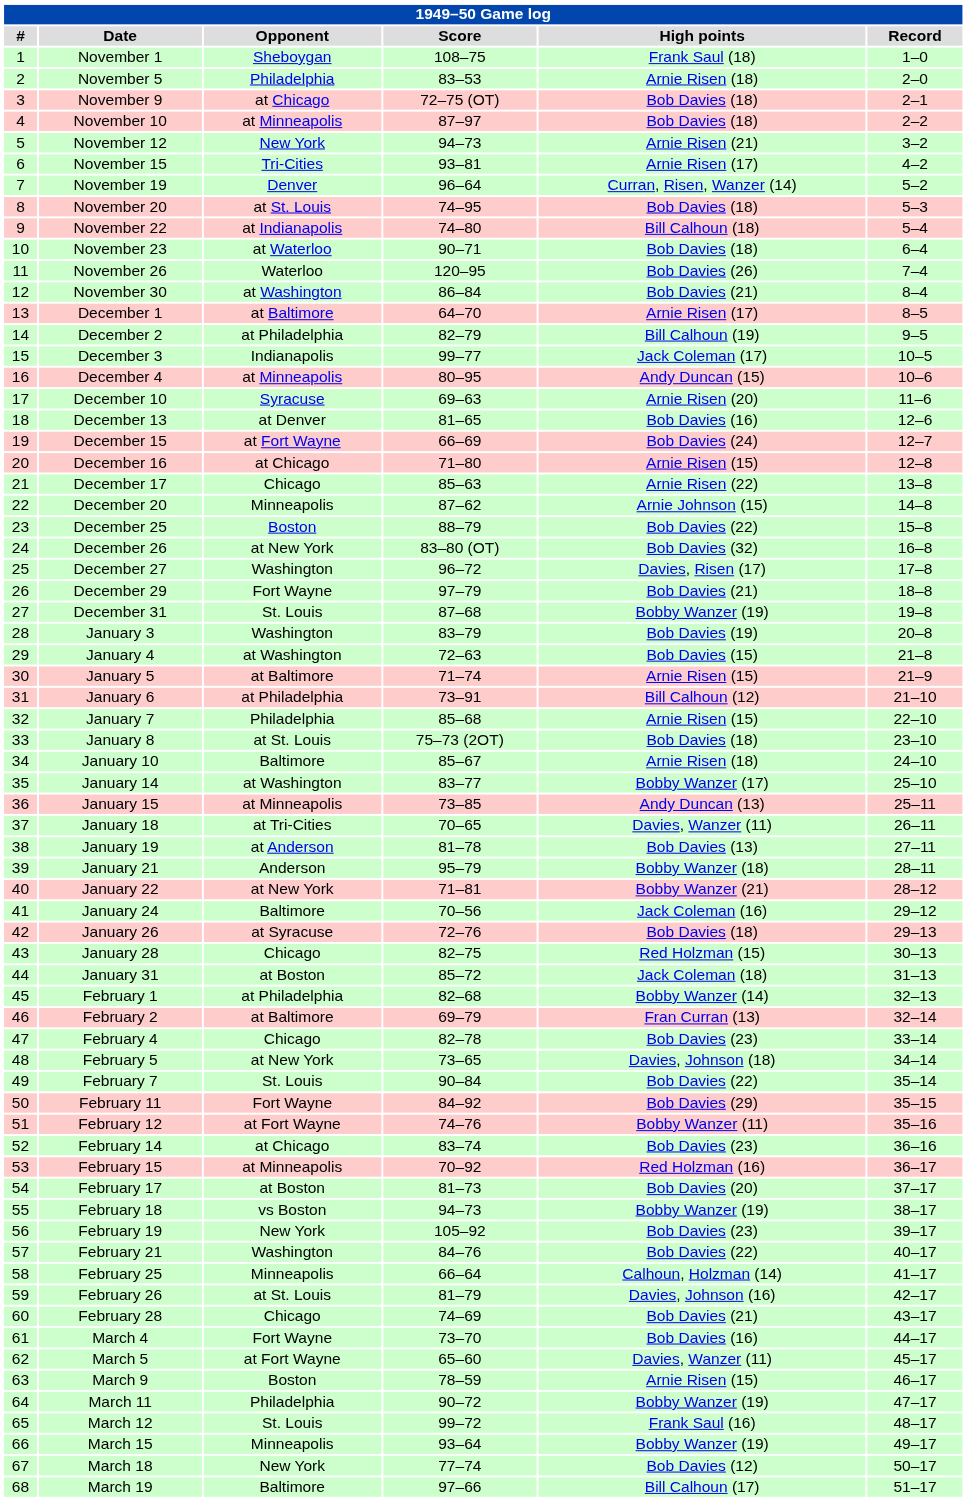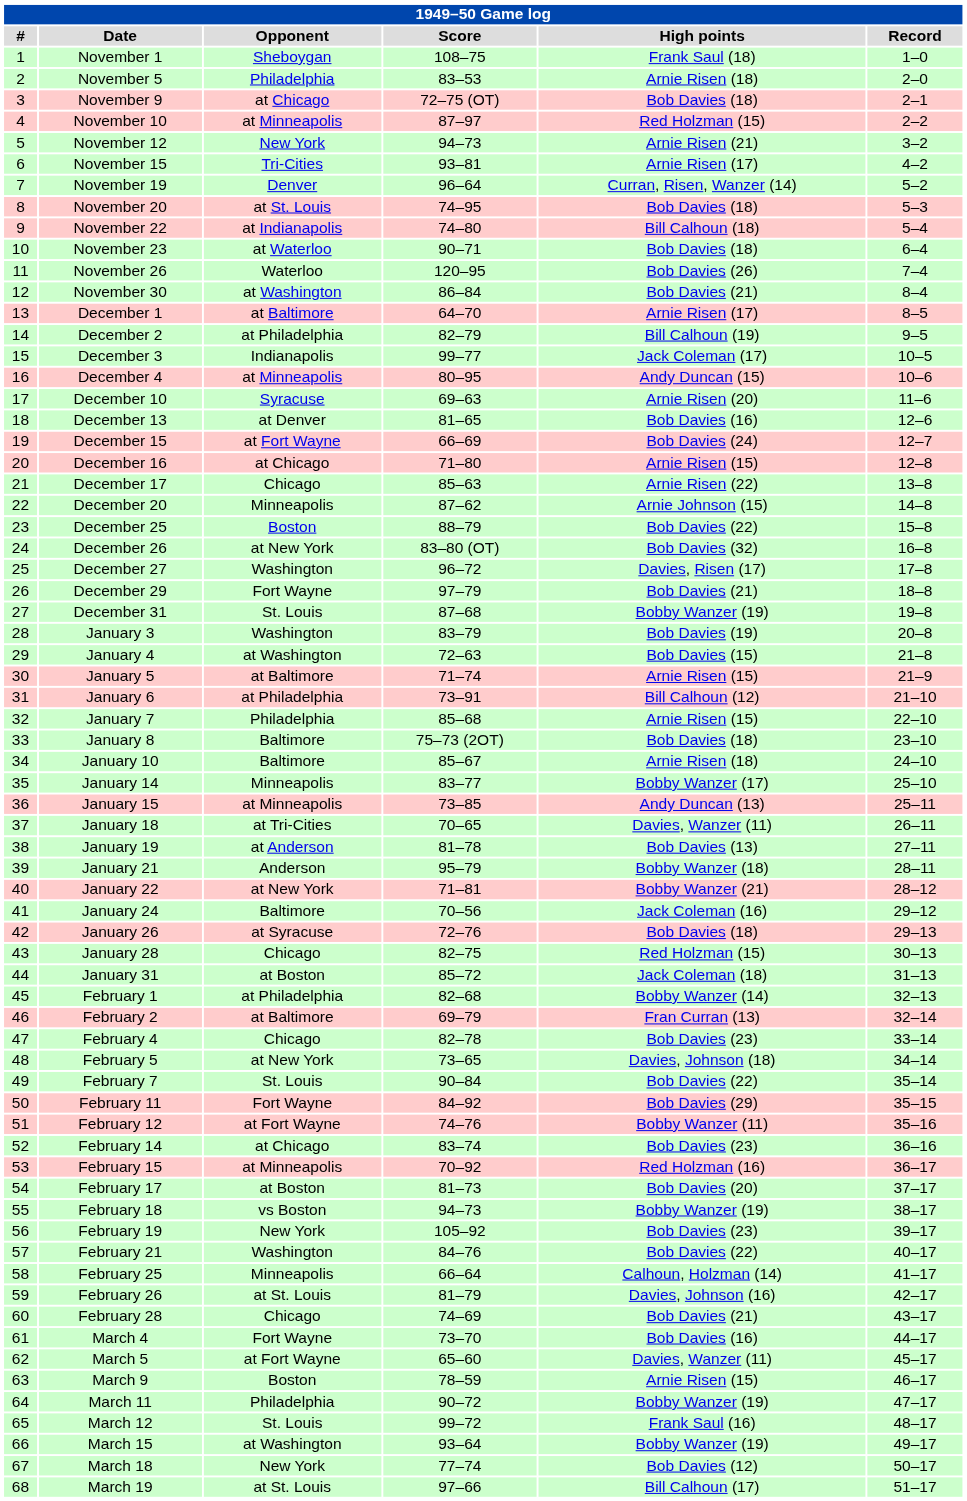(702, 121) Bob Davies (18) -> (702, 121) Red Holzman (15)
(292, 740) at St. Louis -> (292, 740) Baltimore
(292, 782) at Washington -> (292, 782) Minneapolis
(292, 1444) Minneapolis -> (292, 1444) at Washington
(292, 1487) Baltimore -> (292, 1487) at St. Louis
